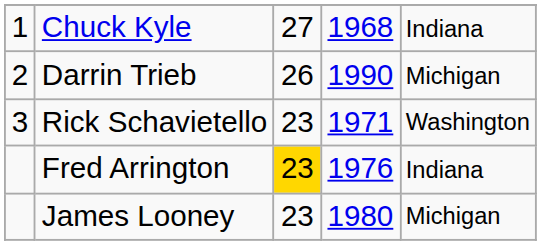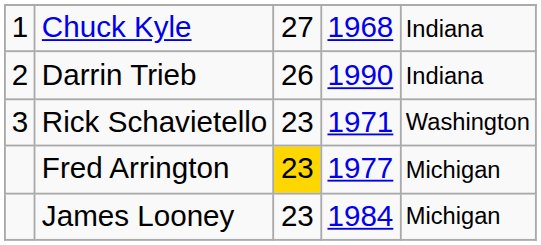(453, 75) Michigan -> (445, 75) Indiana
(360, 168) 1976 -> (360, 168) 1977
(445, 169) Indiana -> (453, 169) Michigan
(360, 215) 1980 -> (360, 215) 1984
